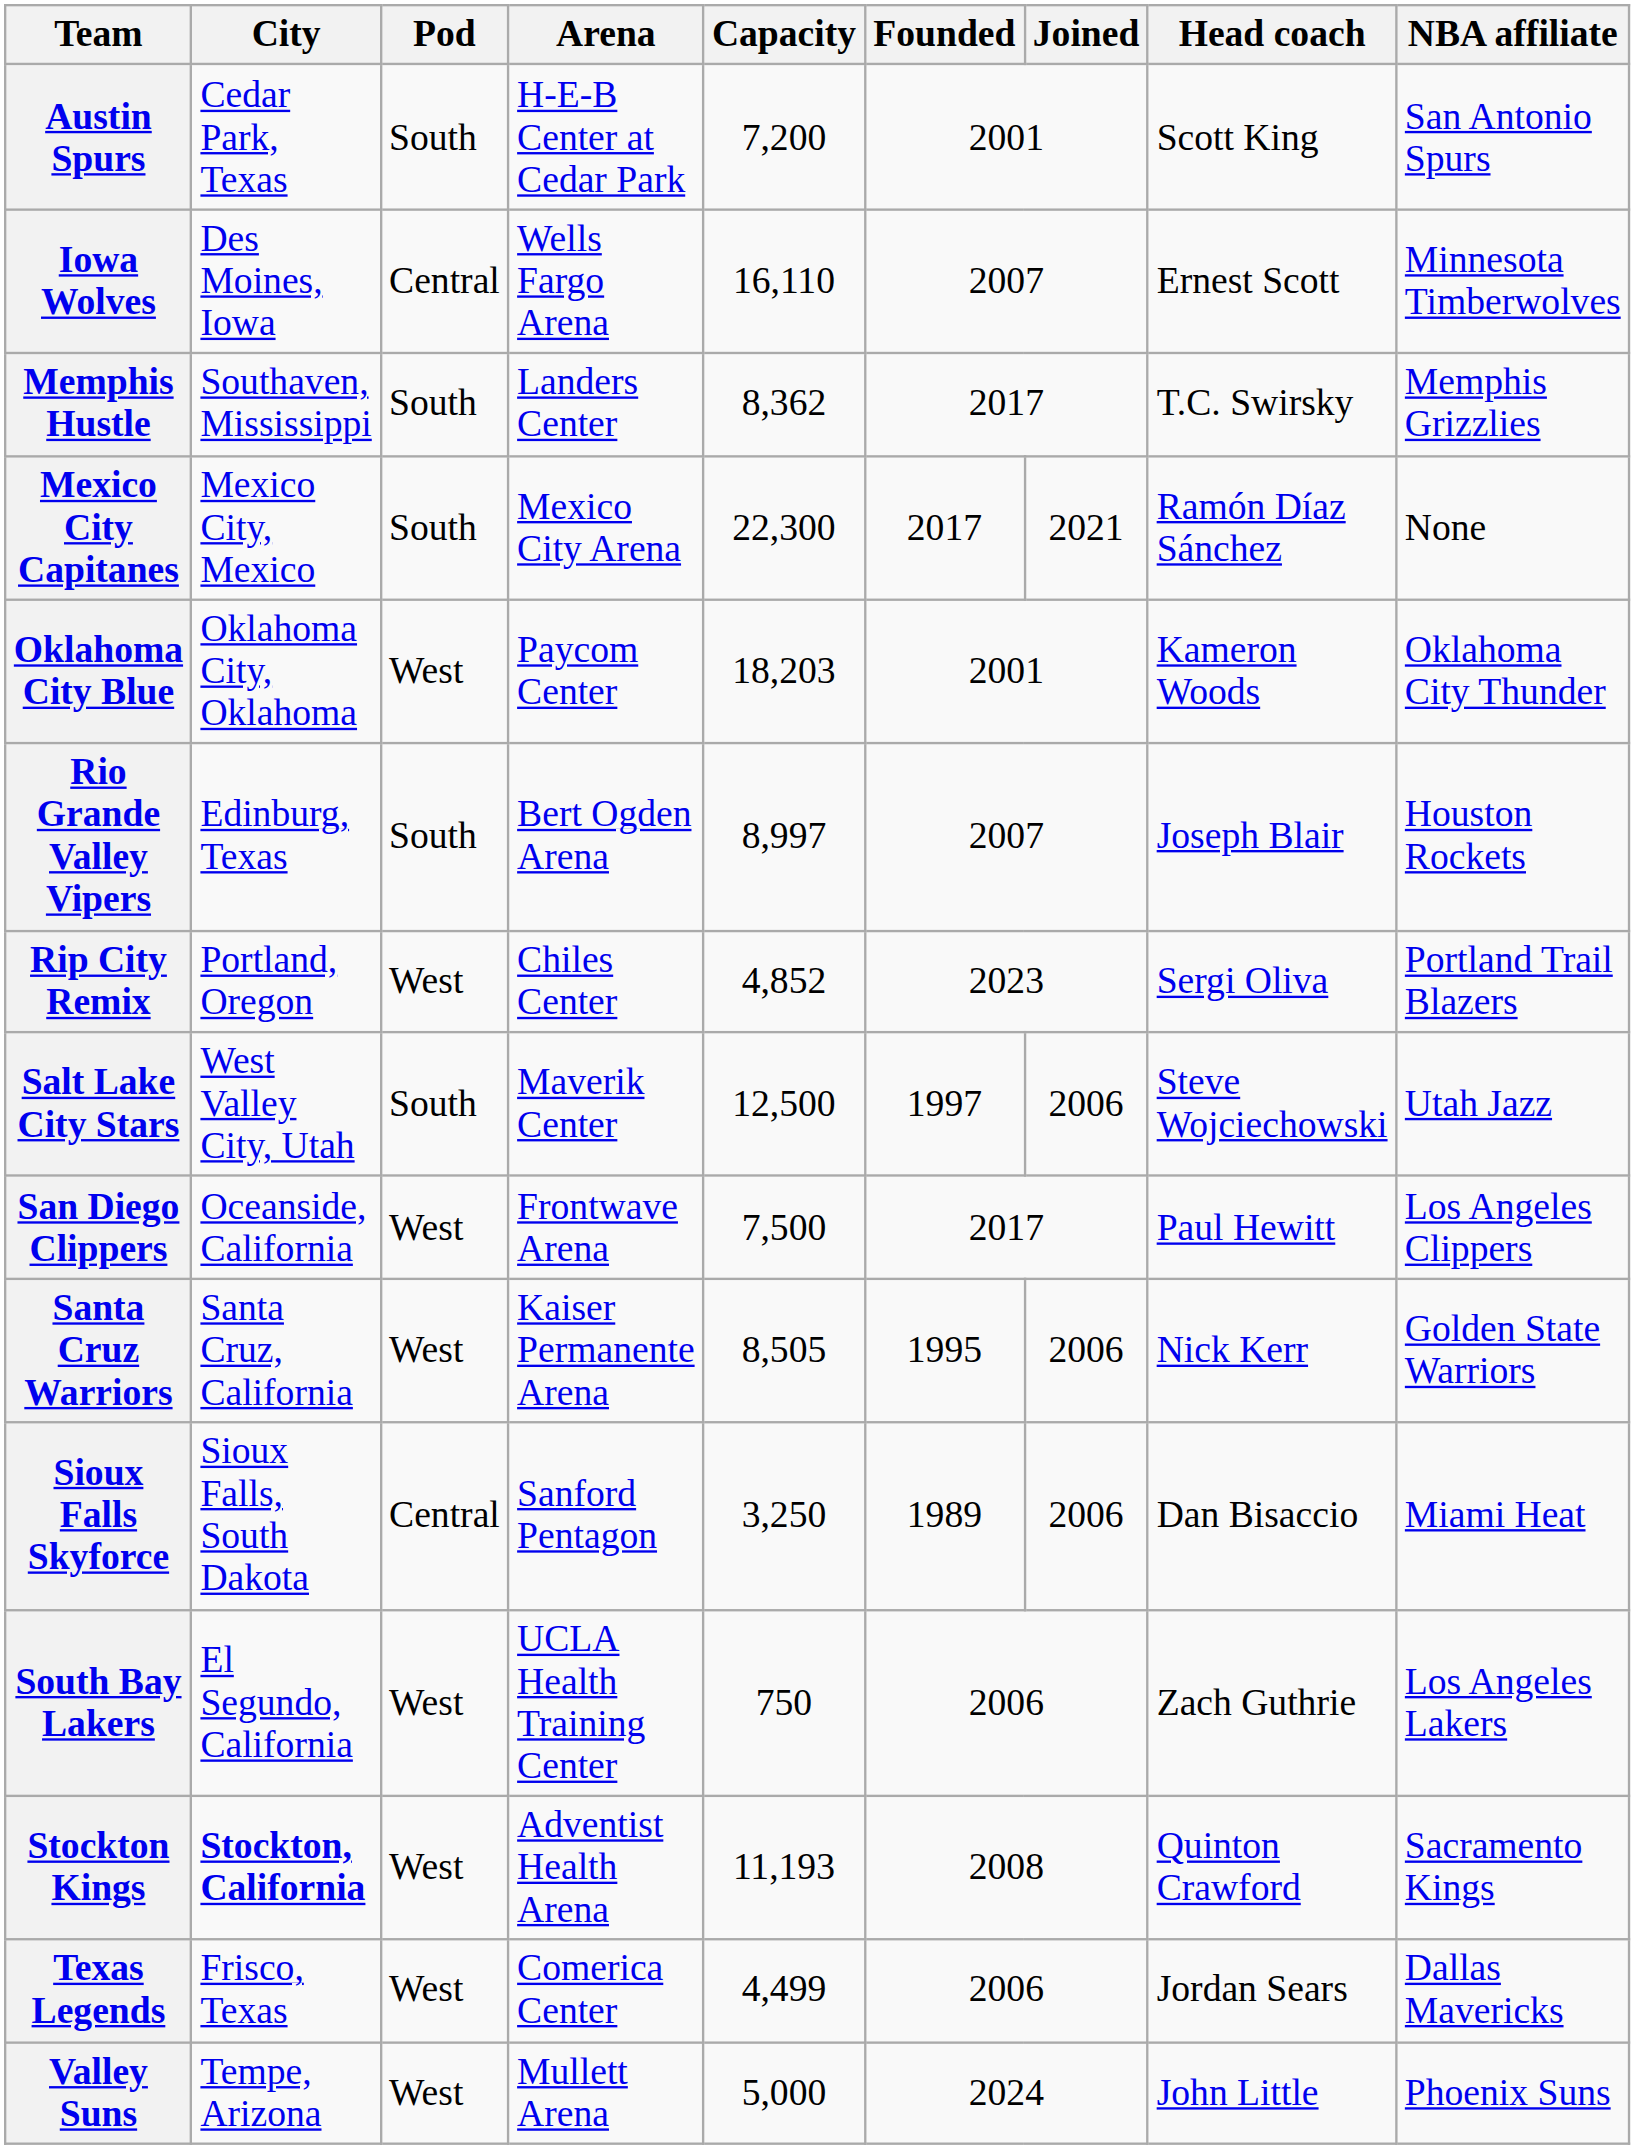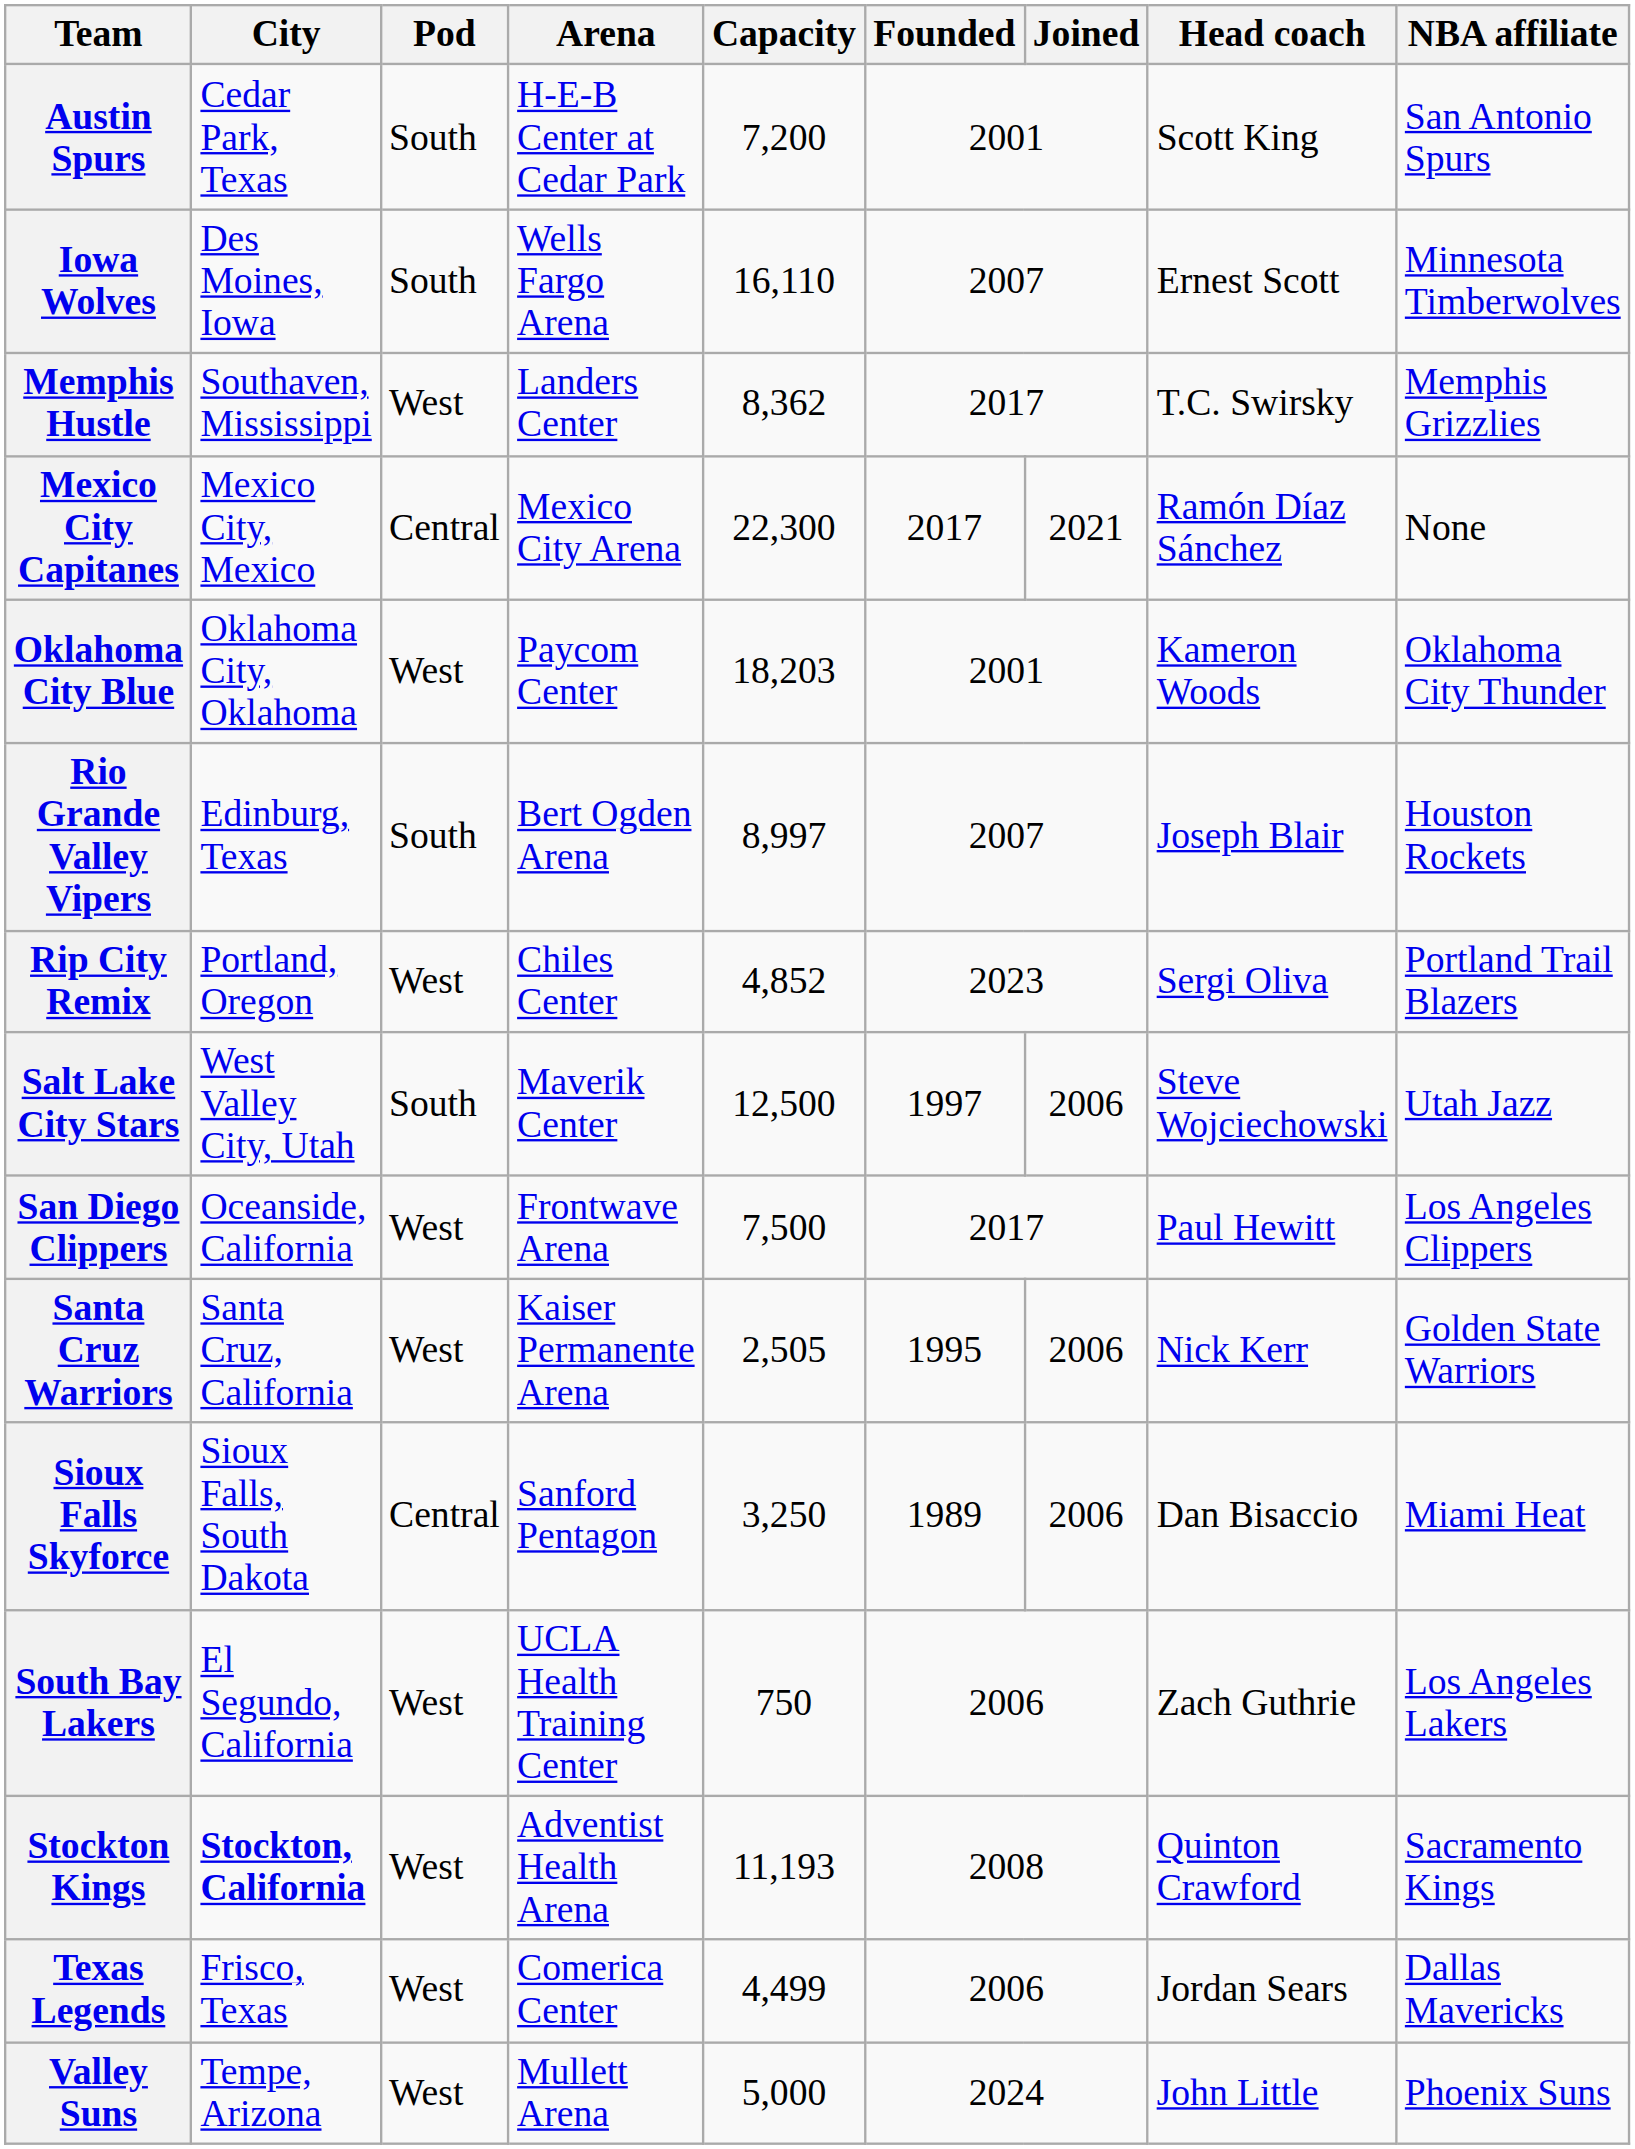(444, 280) Central -> (433, 280) South
(433, 403) South -> (426, 403) West
(433, 526) South -> (444, 526) Central
(784, 1349) 8,505 -> (784, 1349) 2,505
